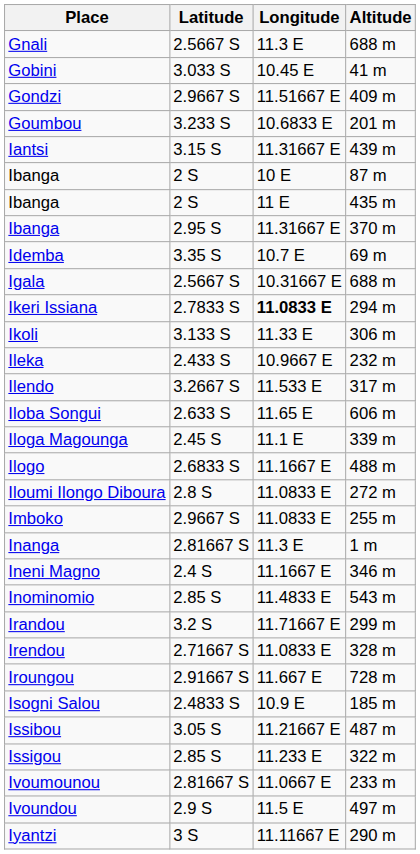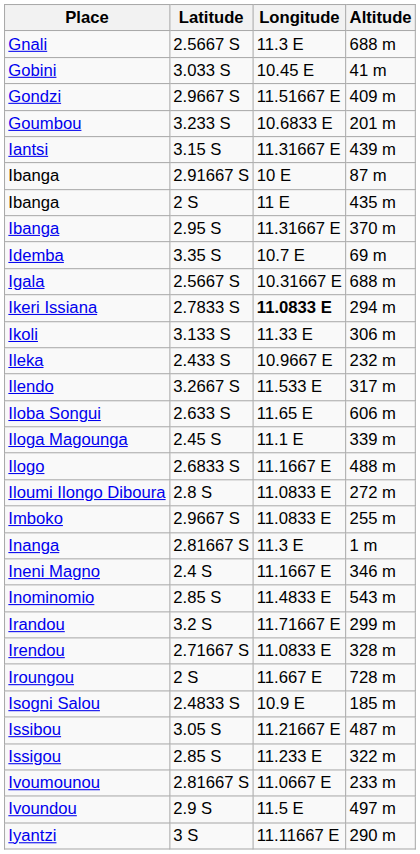(186, 176) 2 S -> (211, 176) 2.91667 S
(211, 677) 2.91667 S -> (186, 677) 2 S
